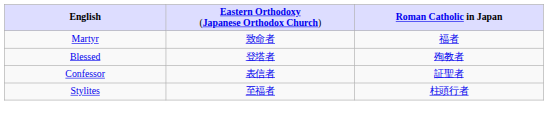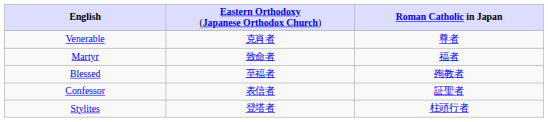+ row: (85, 39)
(260, 56) 登塔者 -> (260, 73) 至福者
(260, 91) 至福者 -> (260, 108) 登塔者
